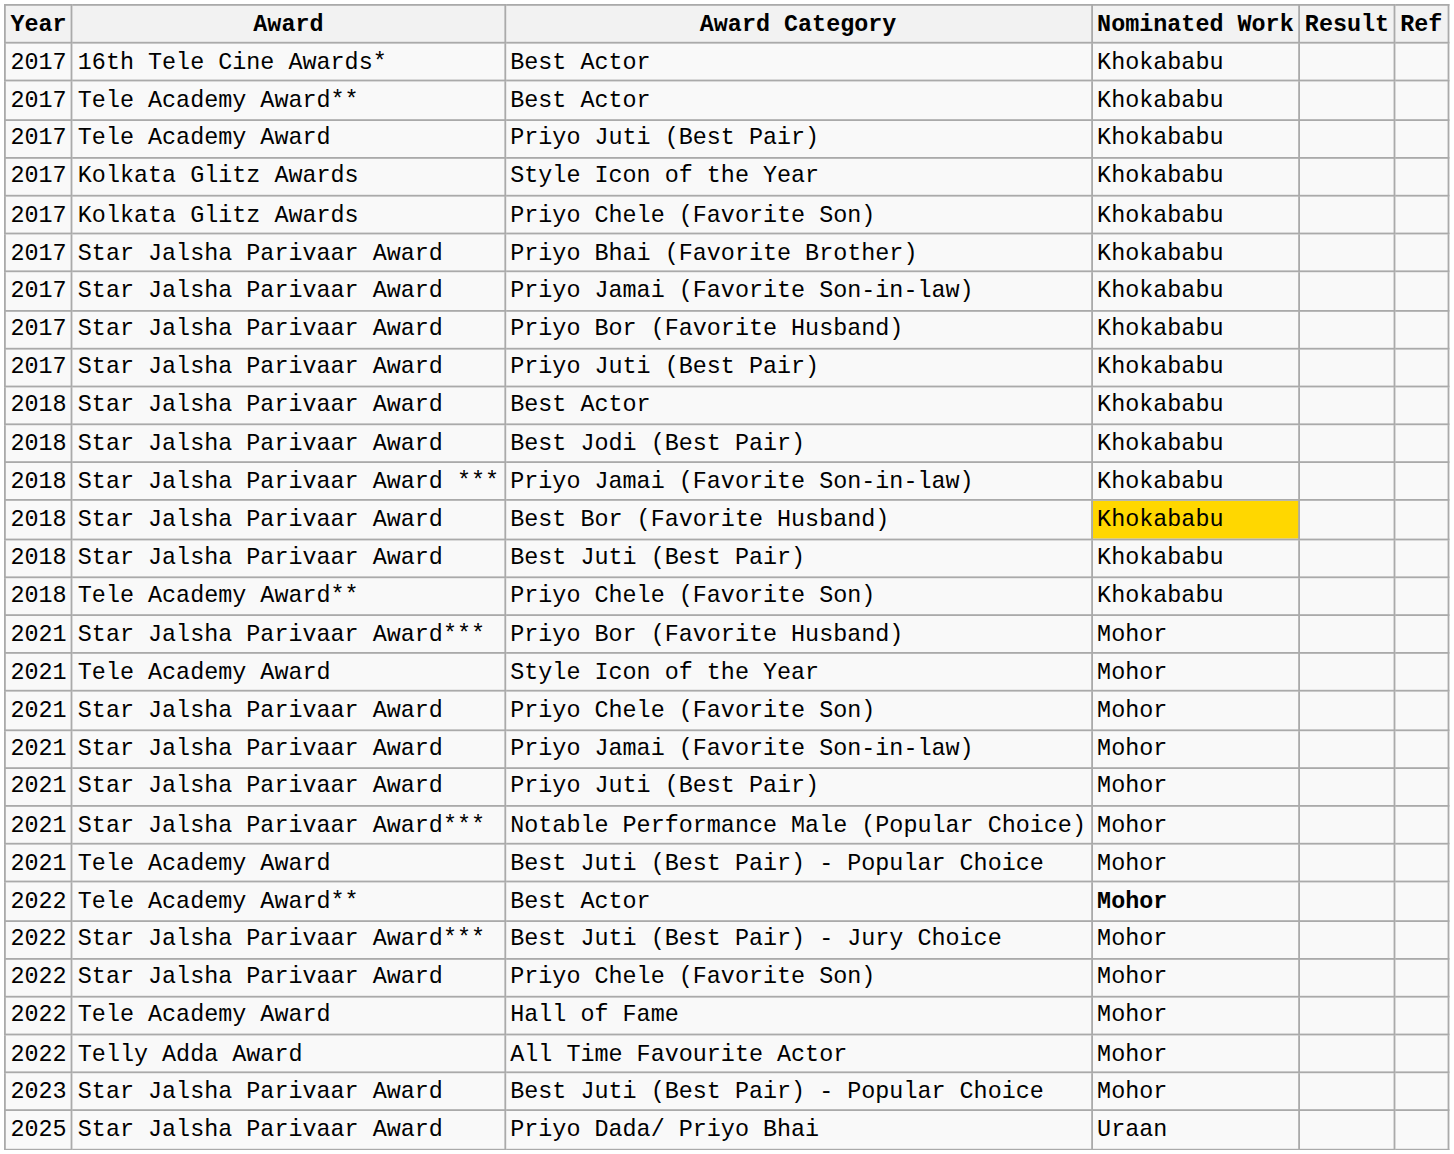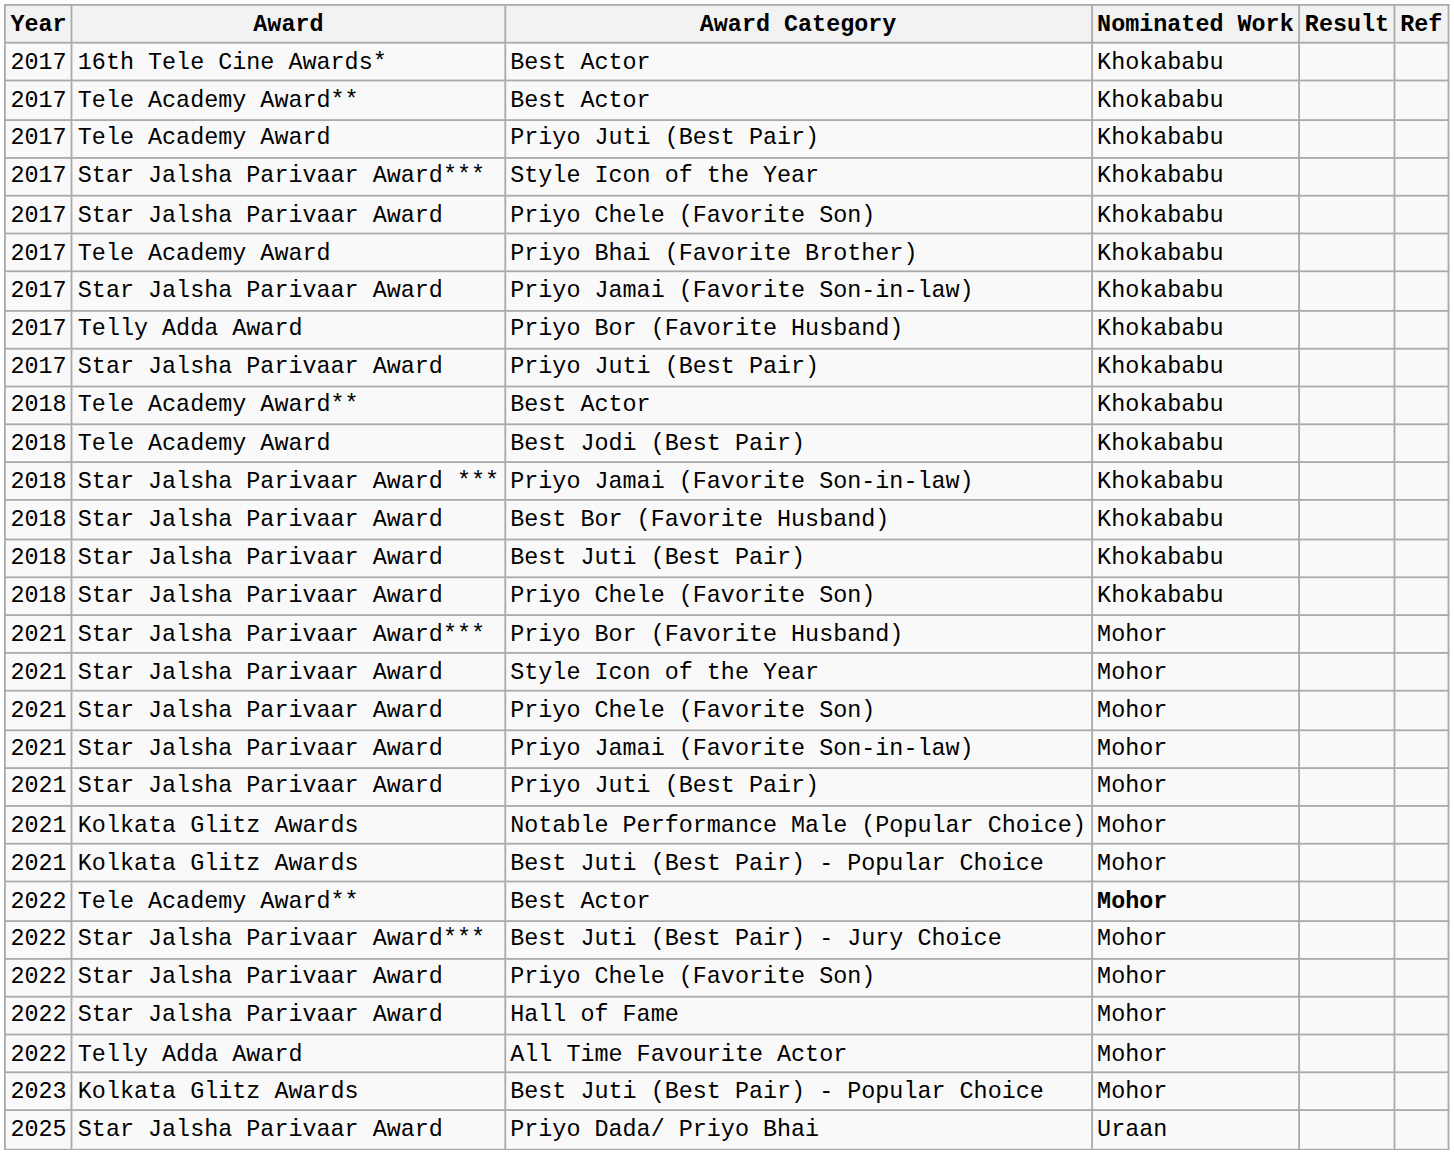(218, 177) Kolkata Glitz Awards -> (281, 177) Star Jalsha Parivaar Award***
(218, 215) Kolkata Glitz Awards -> (260, 215) Star Jalsha Parivaar Award
(260, 253) Star Jalsha Parivaar Award -> (204, 253) Tele Academy Award
(260, 329) Star Jalsha Parivaar Award -> (190, 329) Telly Adda Award
(260, 405) Star Jalsha Parivaar Award -> (218, 405) Tele Academy Award**
(260, 443) Star Jalsha Parivaar Award -> (204, 443) Tele Academy Award
(1160, 520) gold background -> (1160, 520) no background
(218, 596) Tele Academy Award** -> (260, 596) Star Jalsha Parivaar Award
(204, 672) Tele Academy Award -> (260, 672) Star Jalsha Parivaar Award
(281, 825) Star Jalsha Parivaar Award*** -> (218, 825) Kolkata Glitz Awards
(204, 863) Tele Academy Award -> (218, 863) Kolkata Glitz Awards
(204, 1016) Tele Academy Award -> (260, 1016) Star Jalsha Parivaar Award
(260, 1092) Star Jalsha Parivaar Award -> (218, 1092) Kolkata Glitz Awards
